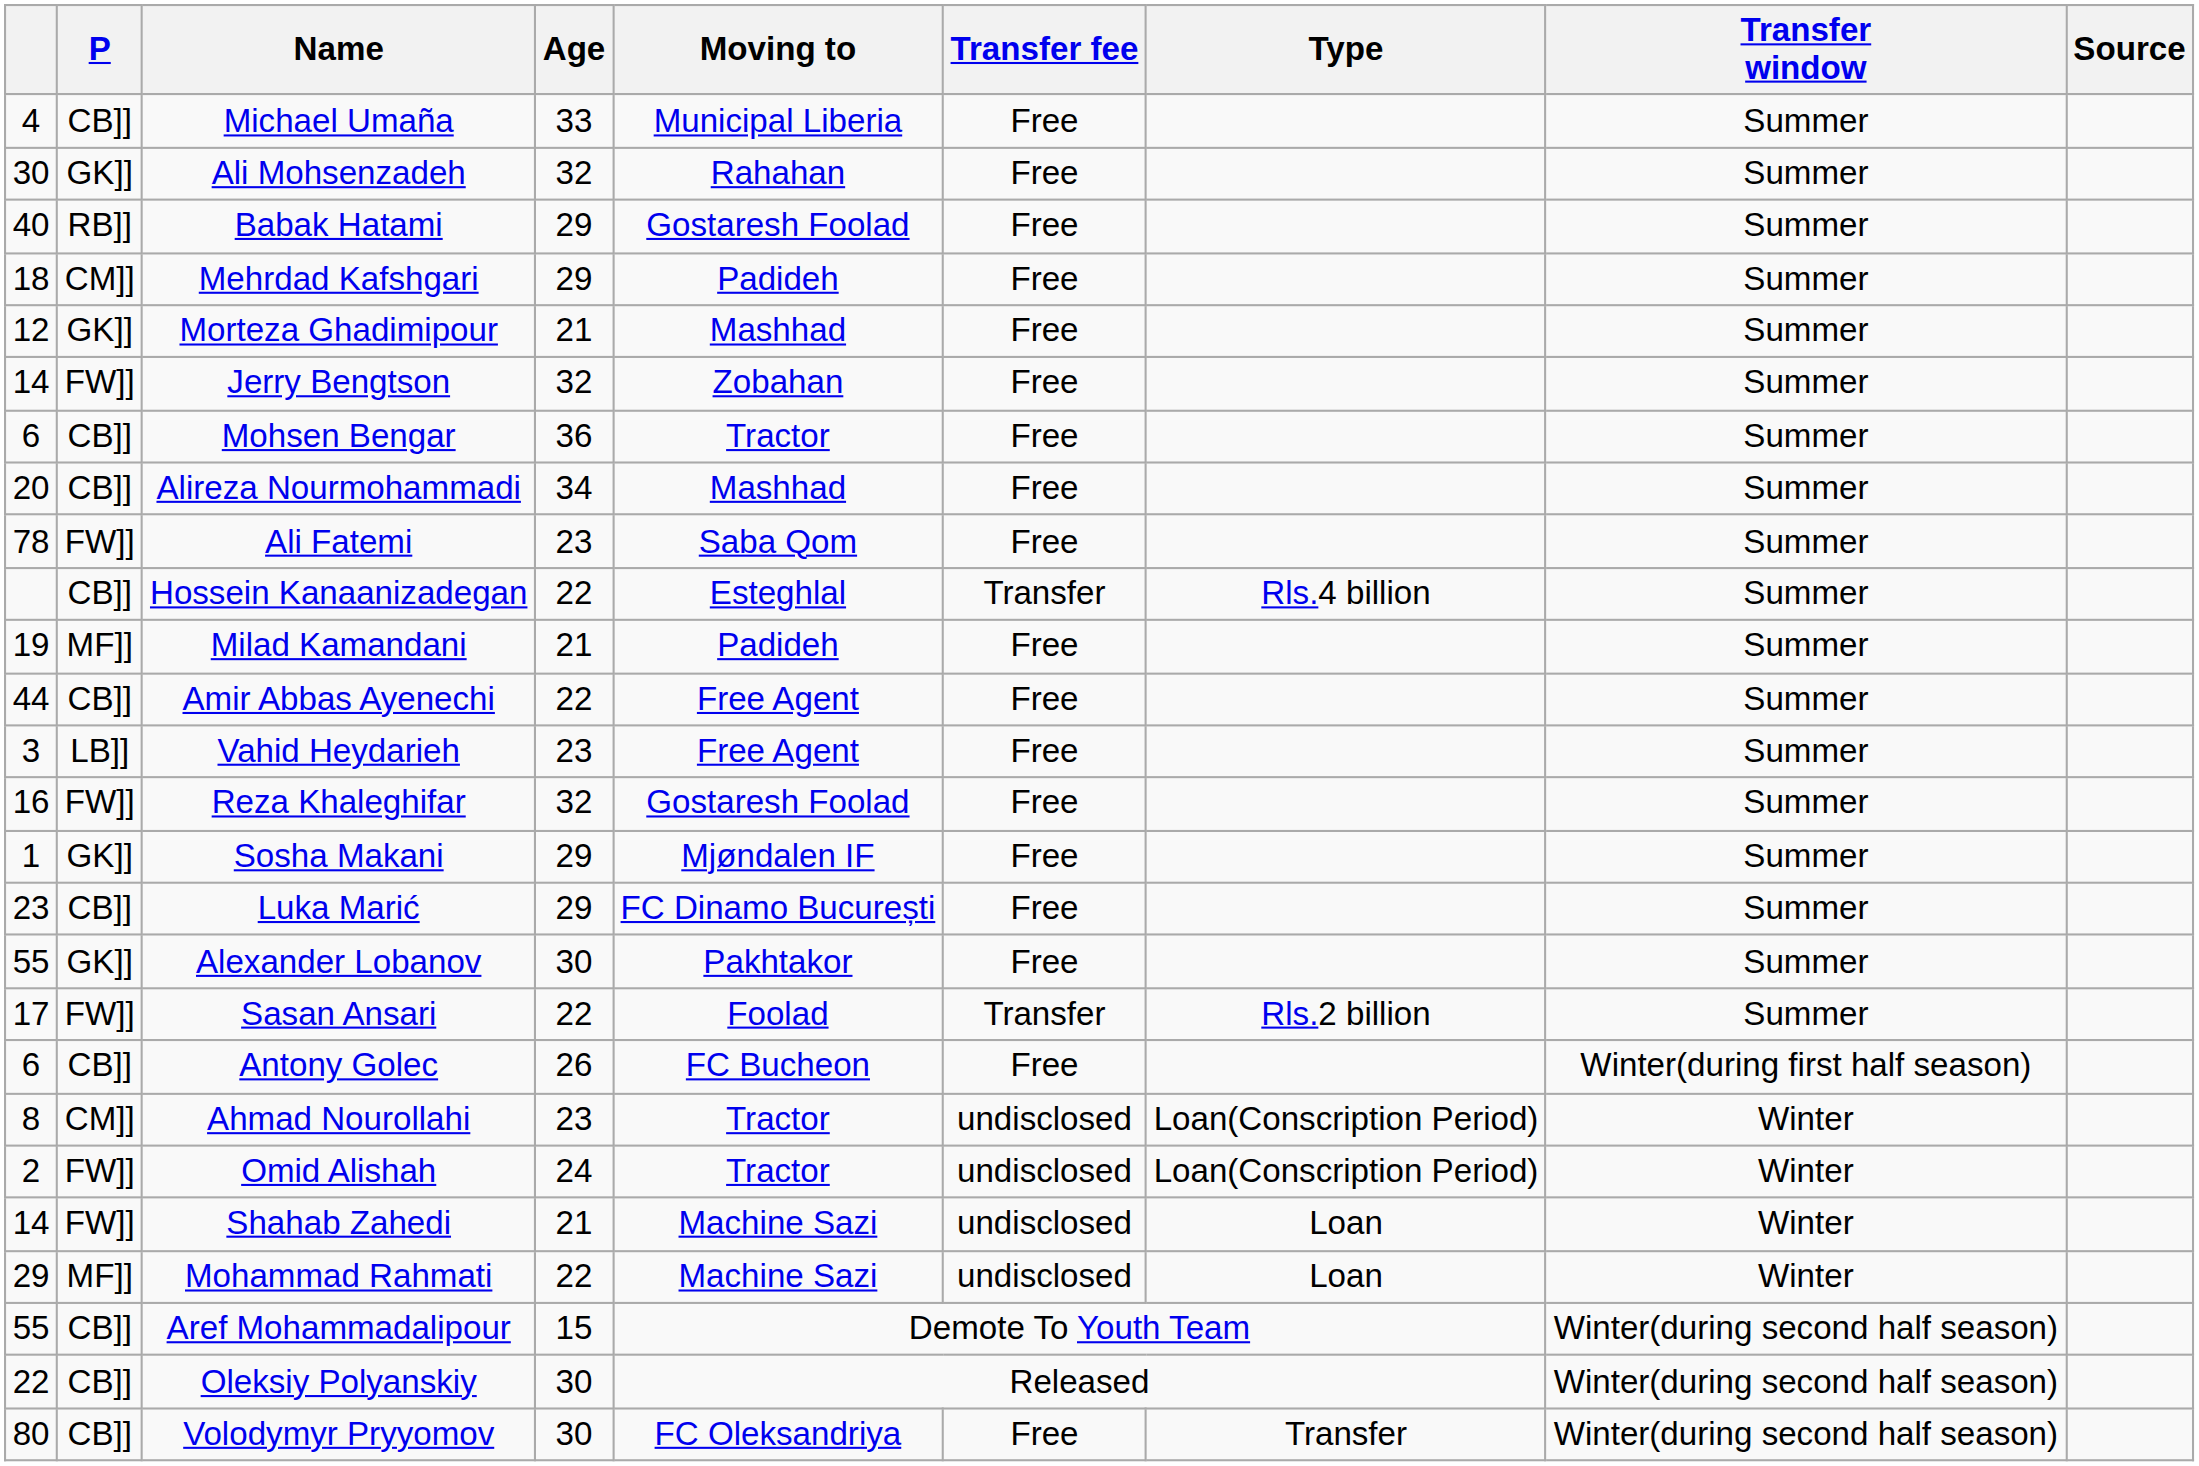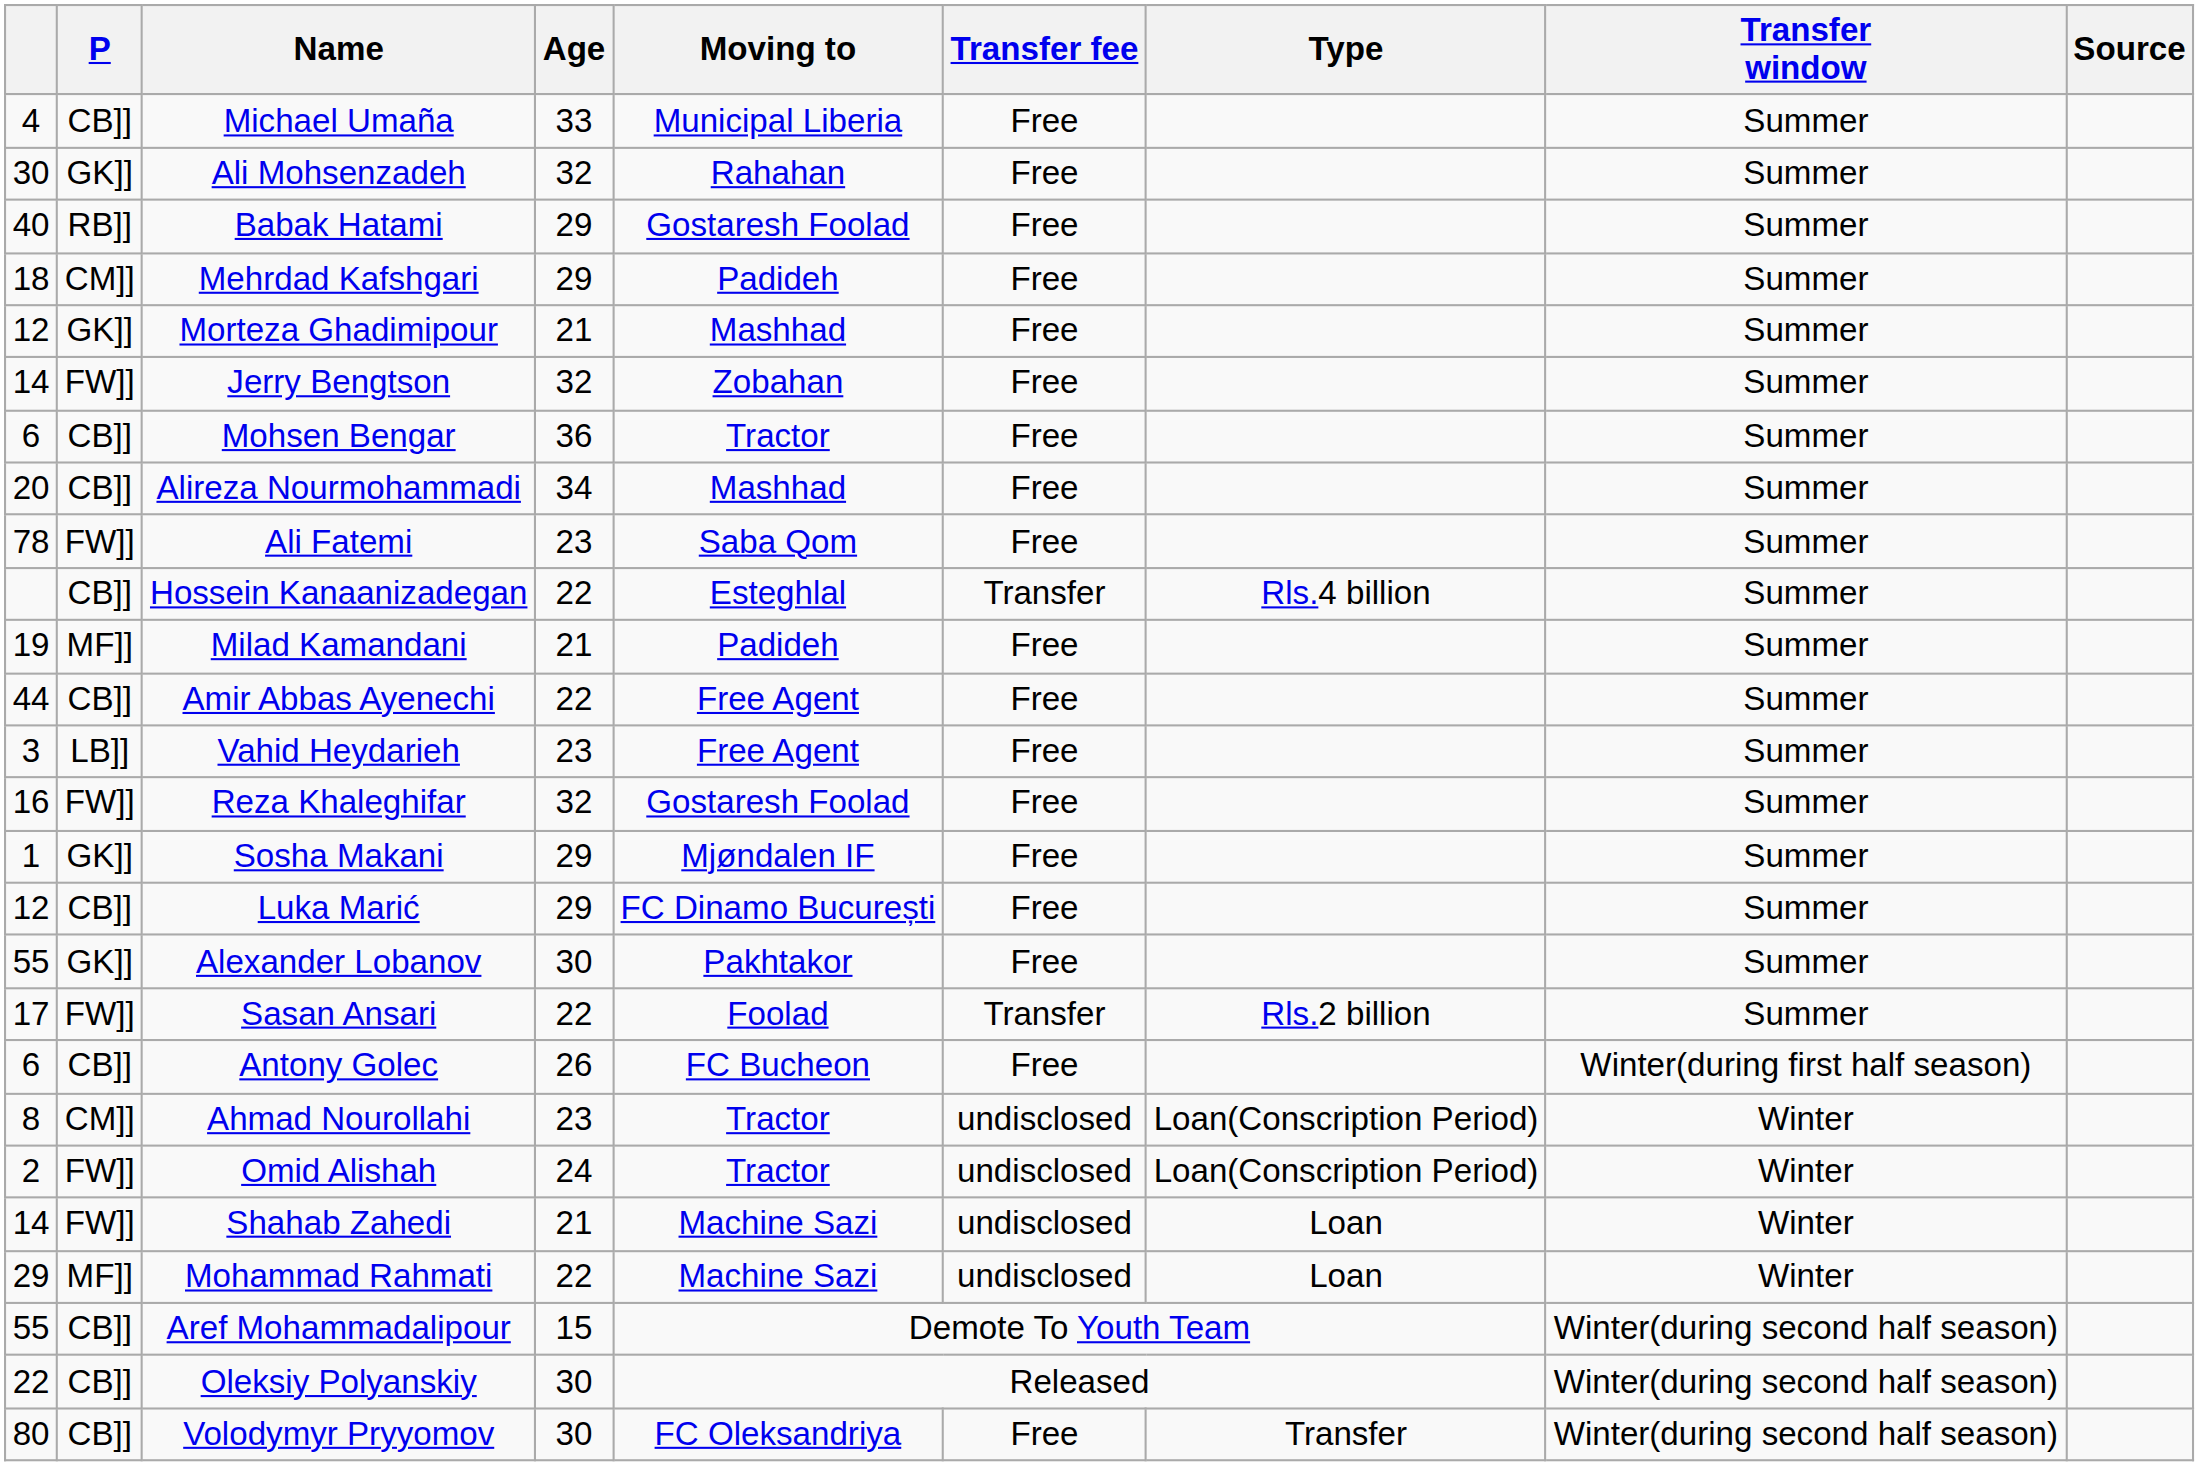(31, 908) 23 -> (31, 908) 12
